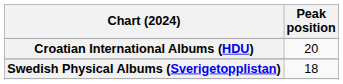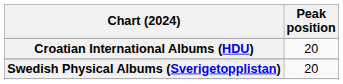(311, 68) 18 -> (311, 68) 20
